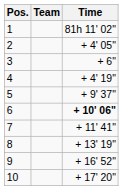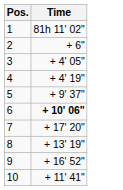- column: (47, 12)
(98, 45) + 4' 05" -> (75, 45) + 6"
(107, 62) + 6" -> (67, 62) + 4' 05"
(96, 128) + 11' 41" -> (64, 128) + 17' 20"
(96, 177) + 17' 20" -> (65, 177) + 11' 41"
